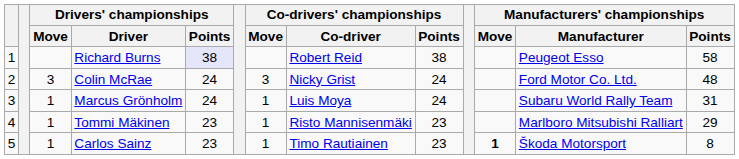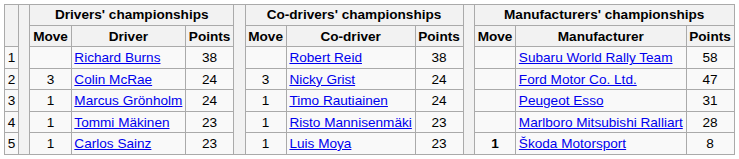(210, 58) lavender background -> (210, 58) no background
(561, 58) Peugeot Esso -> (596, 58) Subaru World Rally Team
(710, 79) 48 -> (710, 79) 47
(320, 101) Luis Moya -> (339, 101) Timo Rautiainen
(596, 101) Subaru World Rally Team -> (561, 101) Peugeot Esso
(710, 122) 29 -> (710, 122) 28
(339, 143) Timo Rautiainen -> (320, 143) Luis Moya
